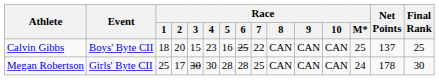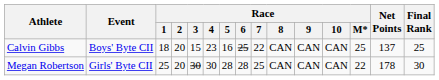(180, 66) 17 -> (180, 66) 20
(360, 66) 24 -> (360, 66) 22
